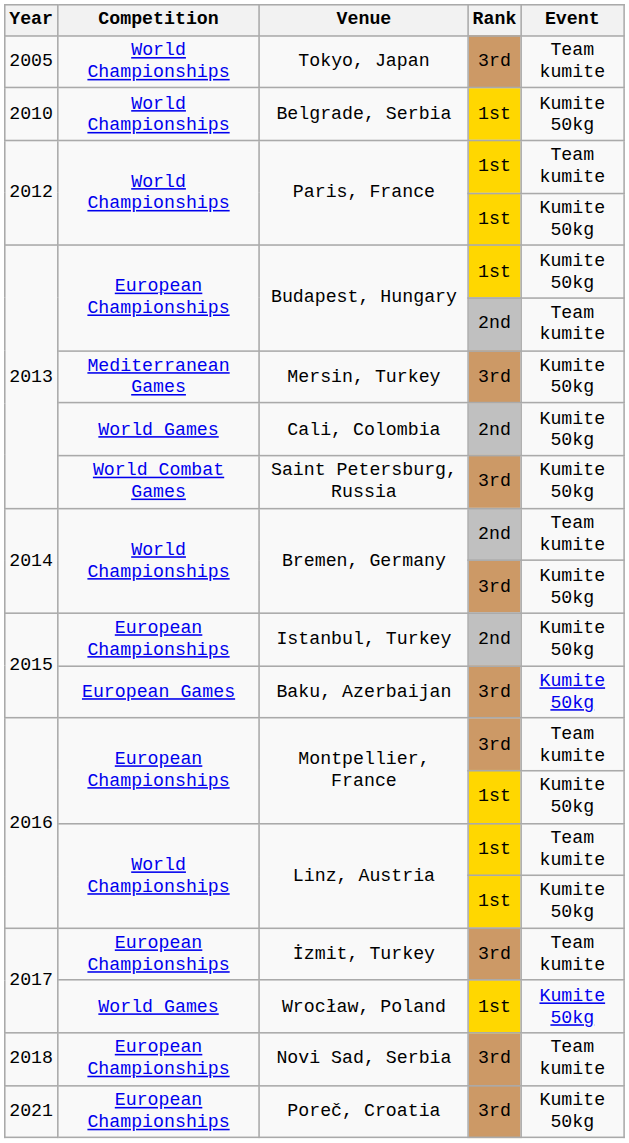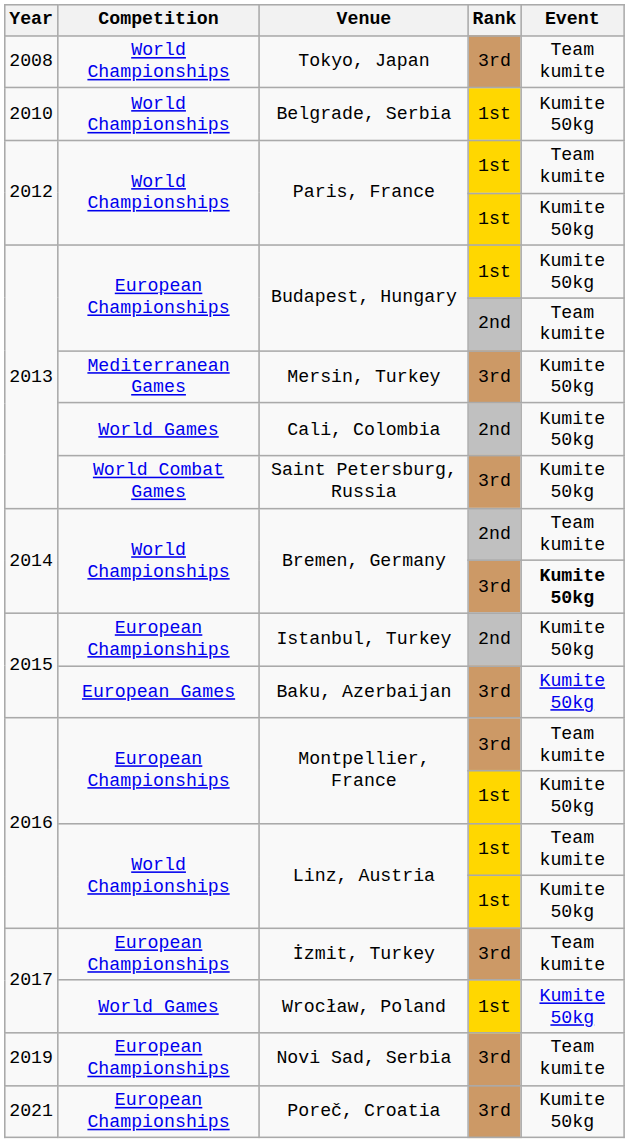(31, 61) 2005 -> (31, 61) 2008
(572, 586) normal -> (572, 586) bold
(31, 1059) 2018 -> (31, 1059) 2019
